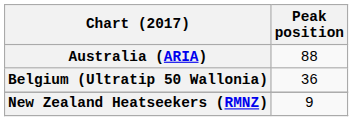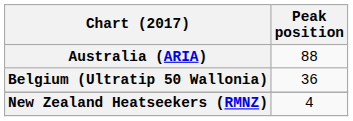(309, 104) 9 -> (309, 104) 4
